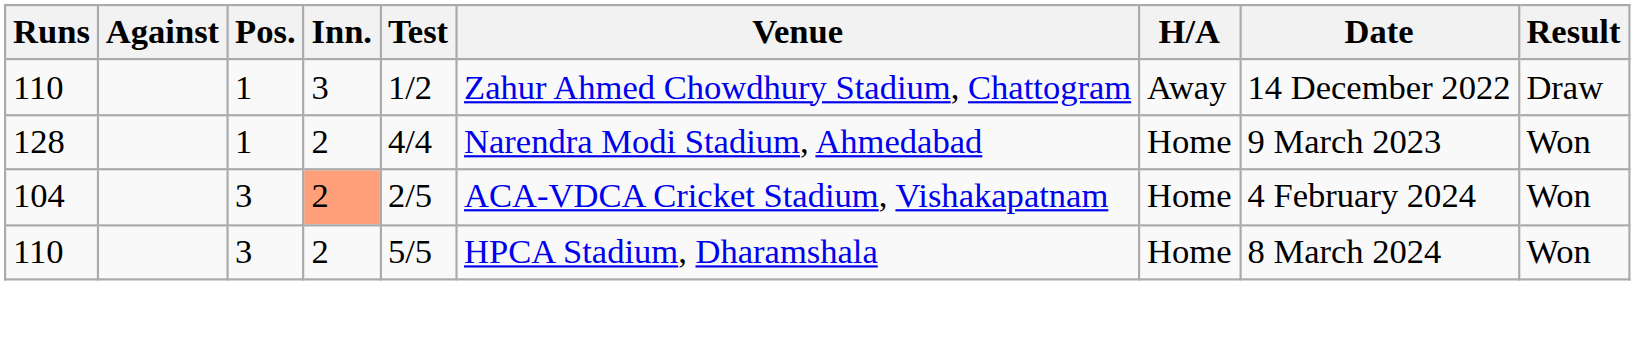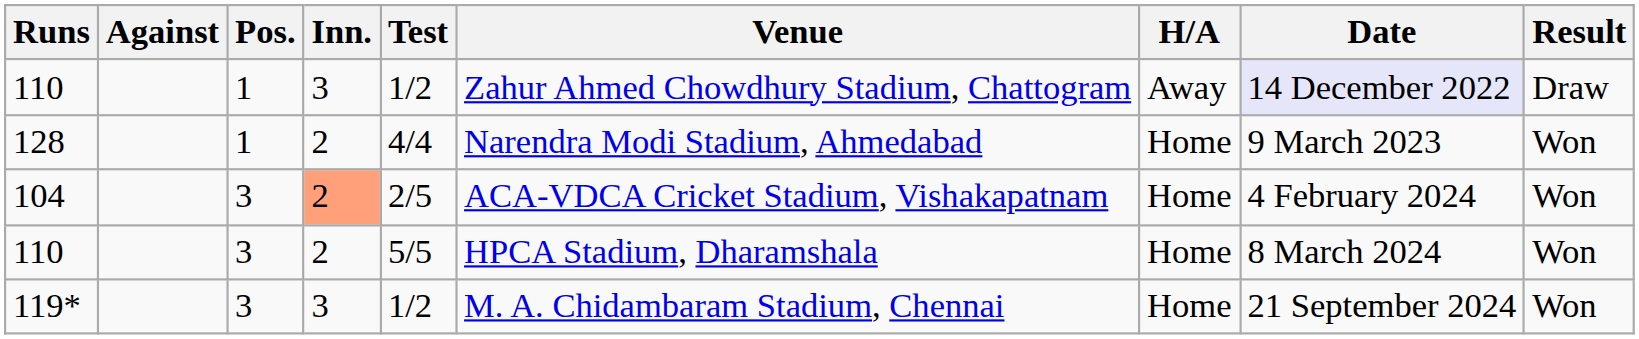(1379, 86) no background -> (1379, 86) lavender background
+ row: (47, 305)
